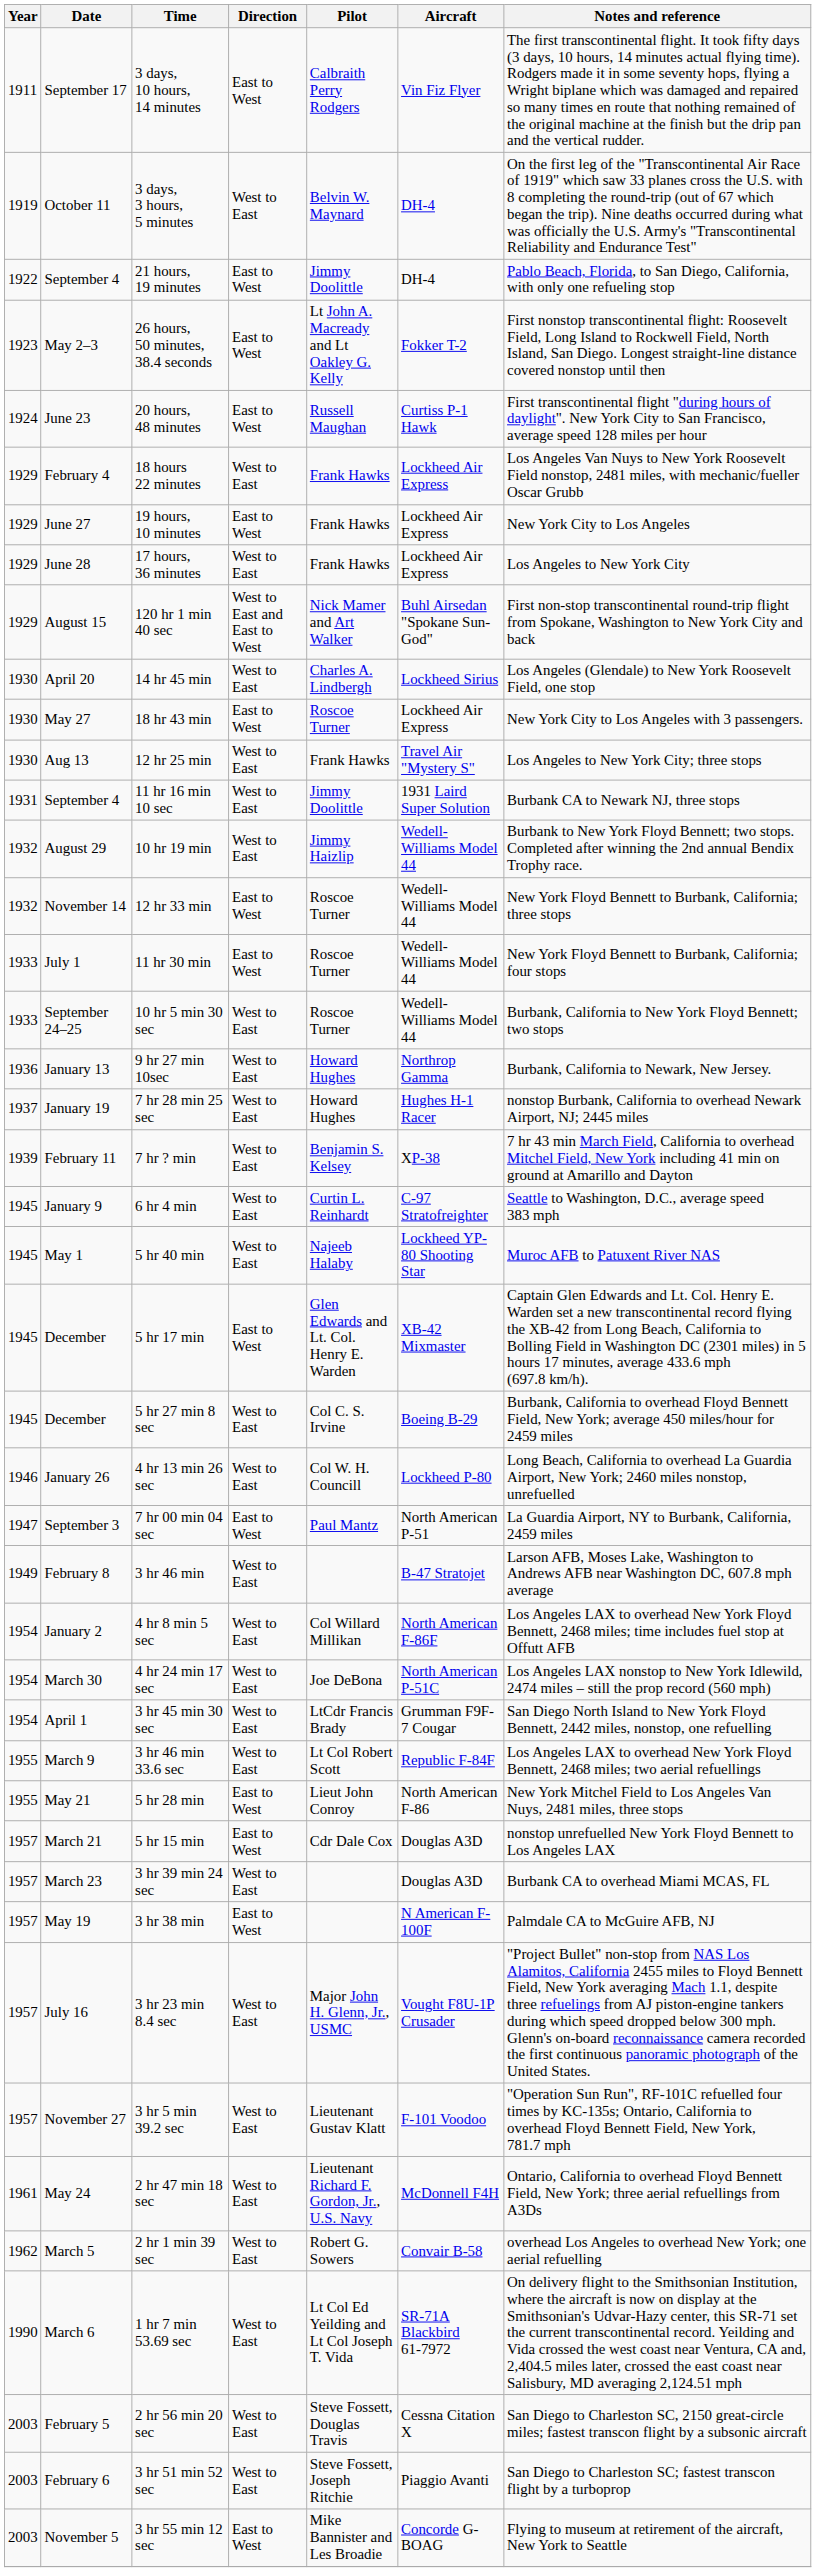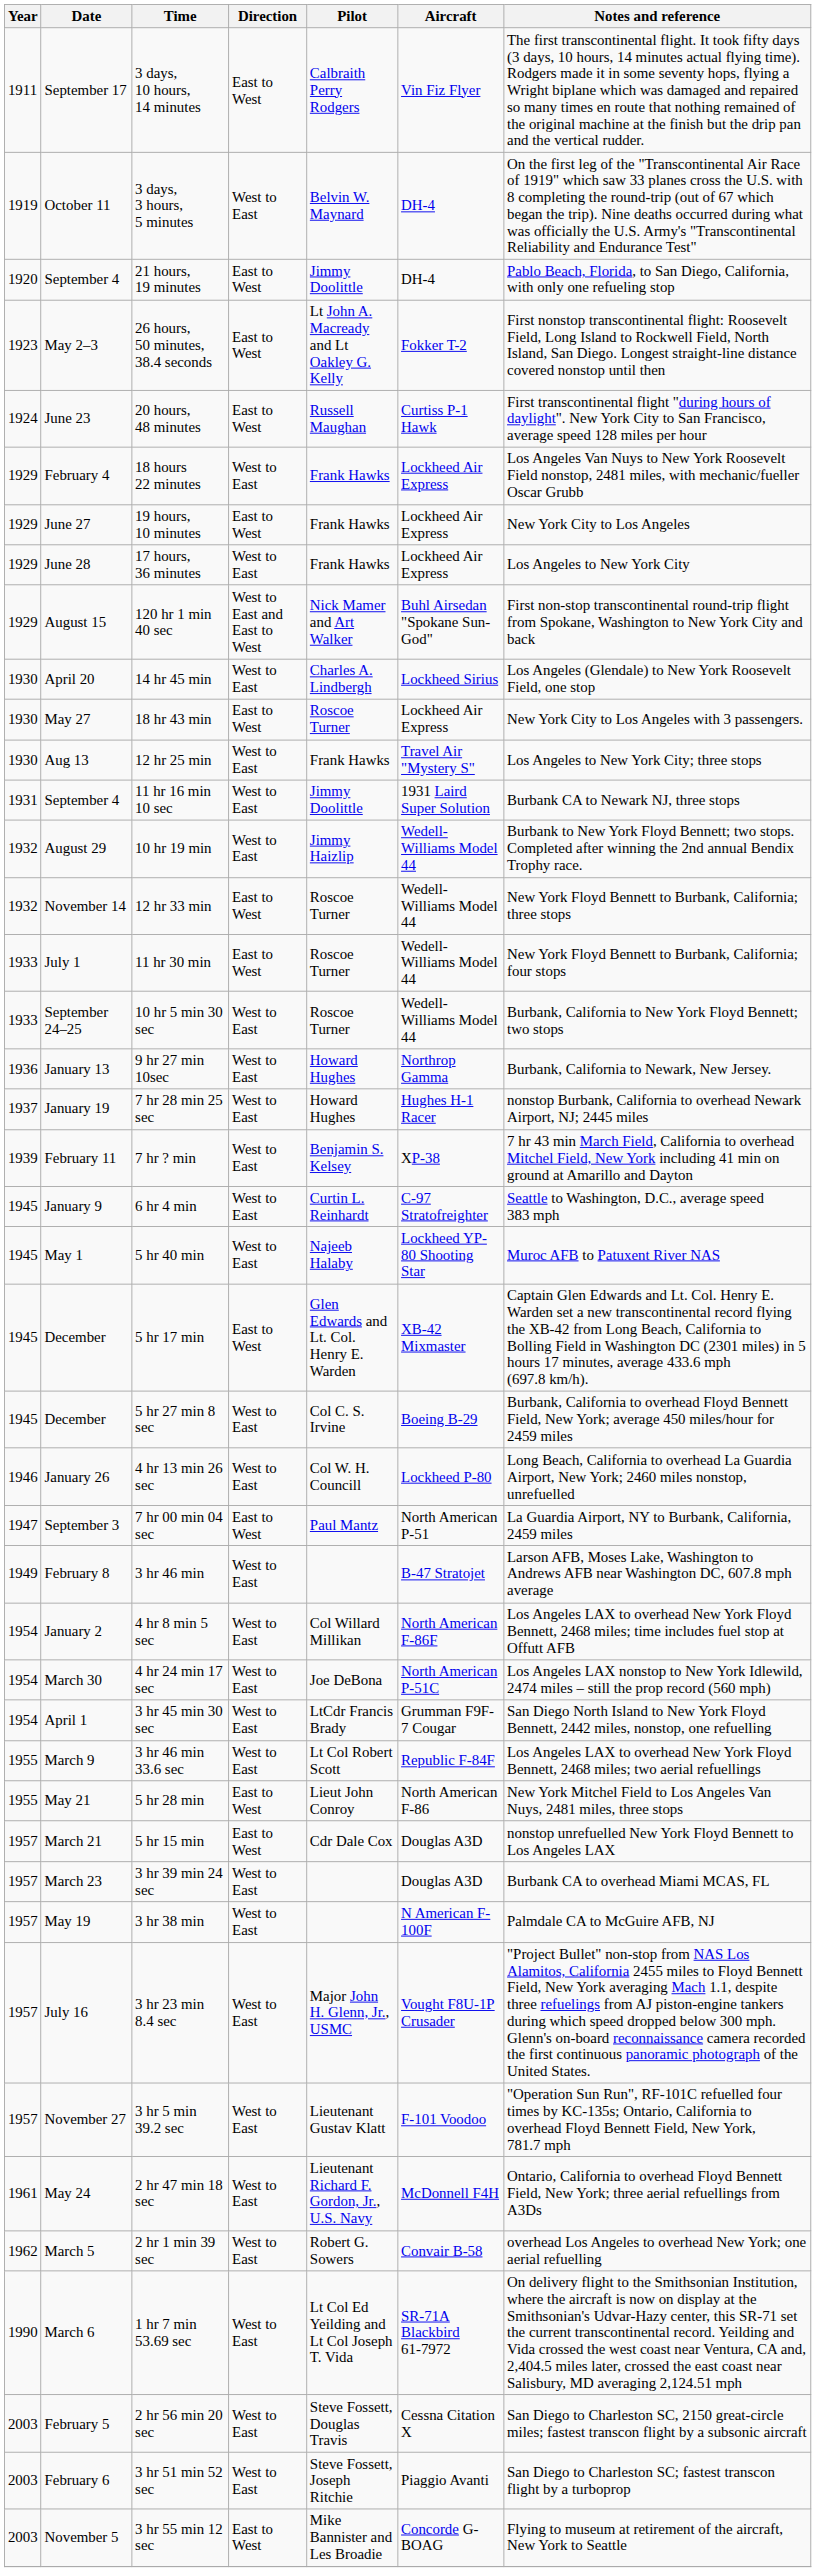(23, 279) 1922 -> (23, 279) 1920
(252, 1921) East to West -> (254, 1921) West to East
